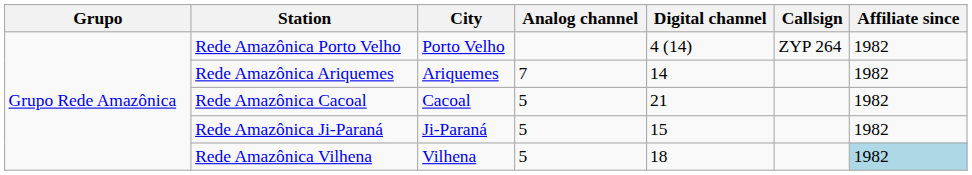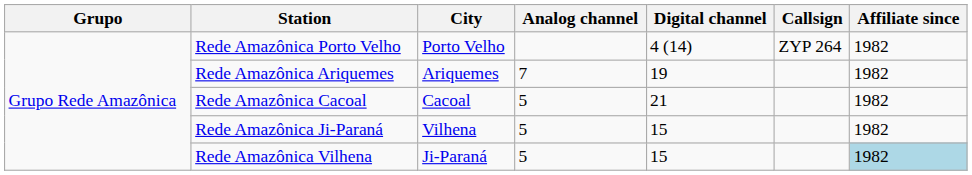(659, 73) 14 -> (659, 73) 19
(455, 128) Ji-Paraná -> (449, 128) Vilhena
(449, 156) Vilhena -> (455, 156) Ji-Paraná
(659, 156) 18 -> (659, 156) 15
